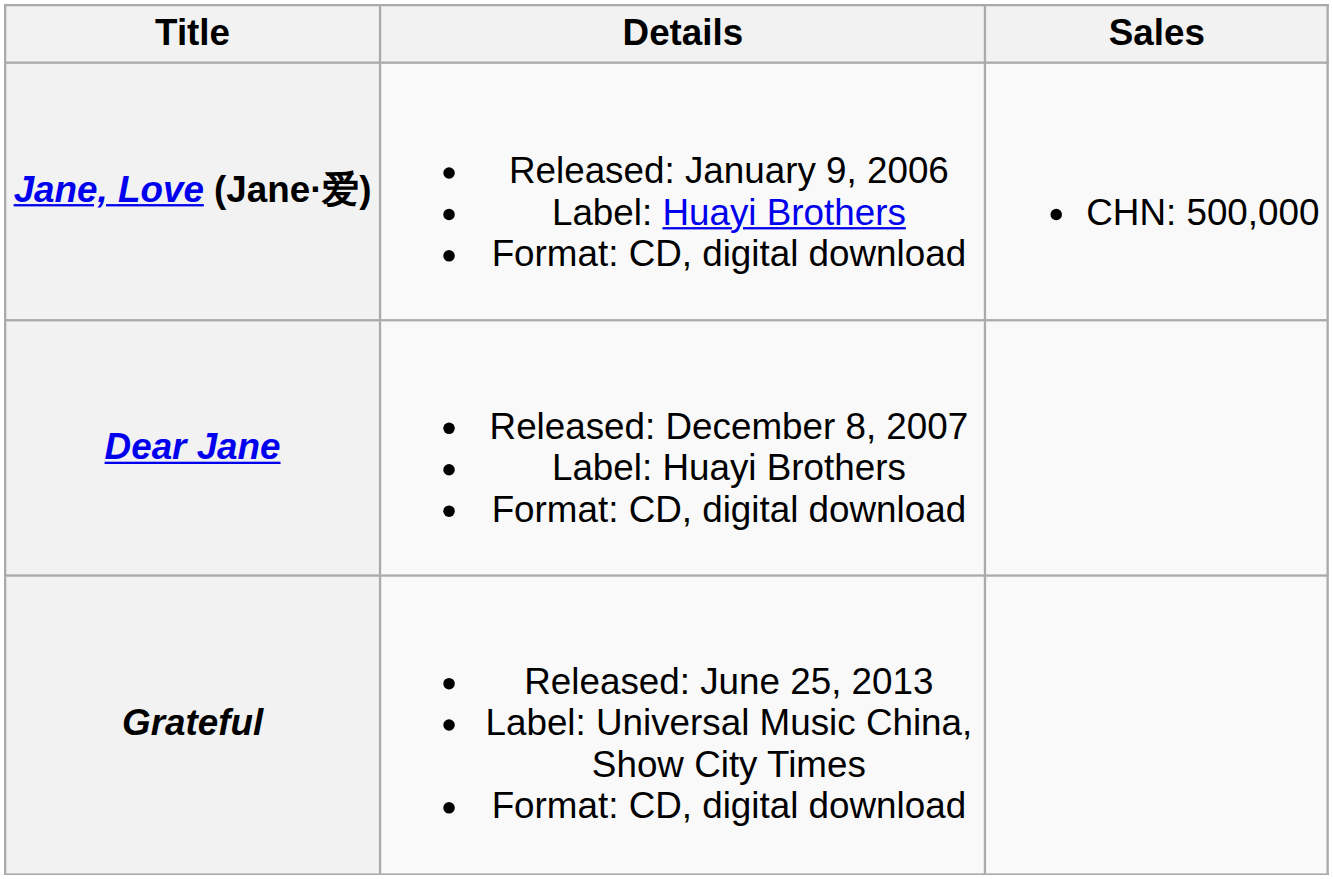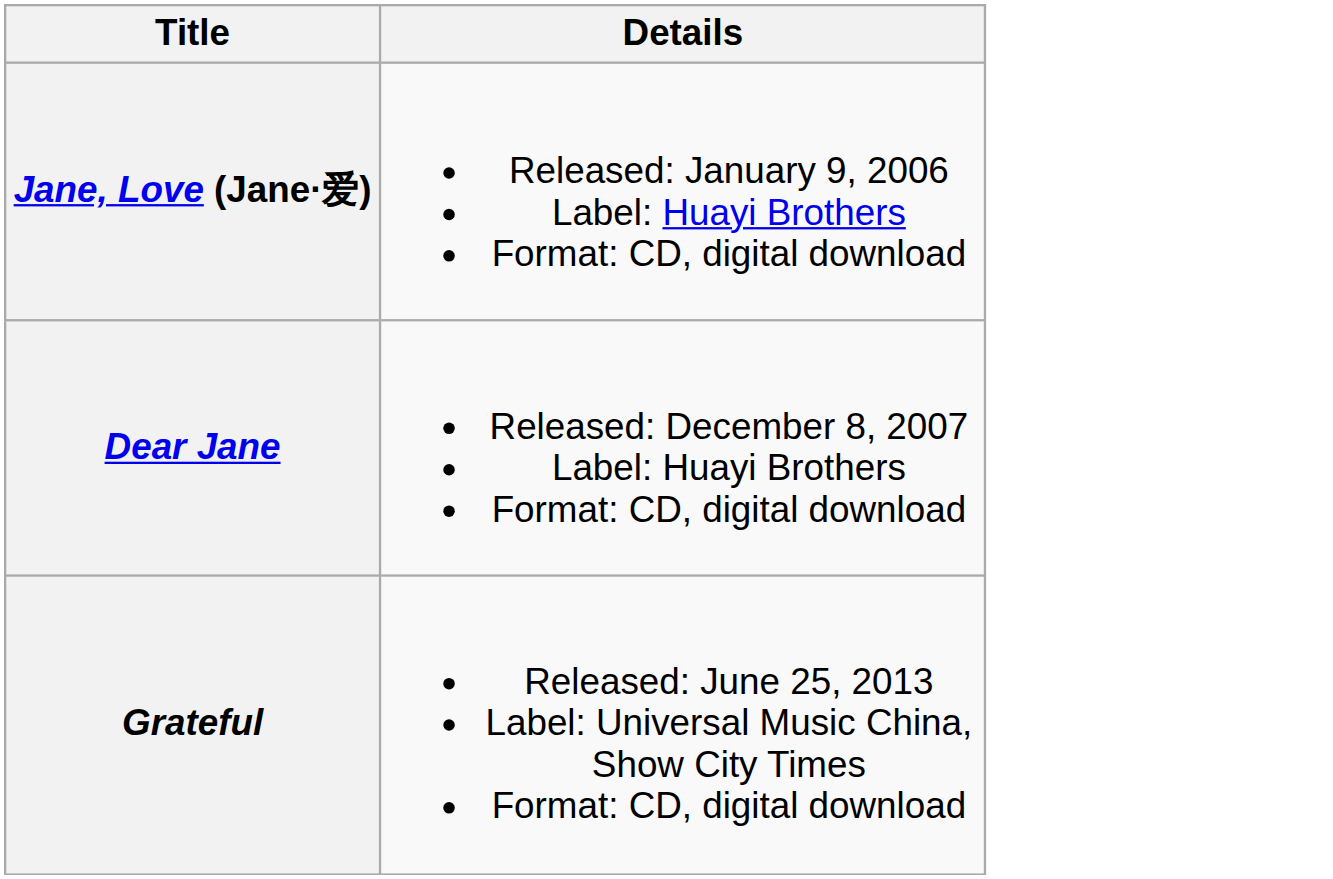- column: (1157, 33)
